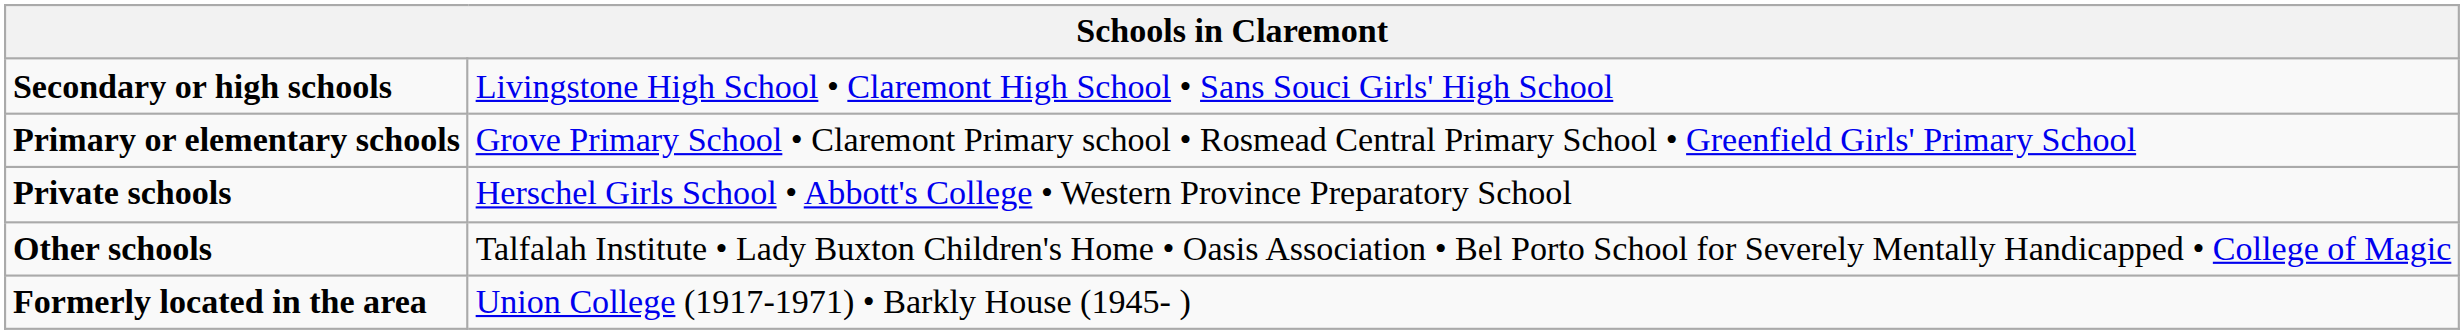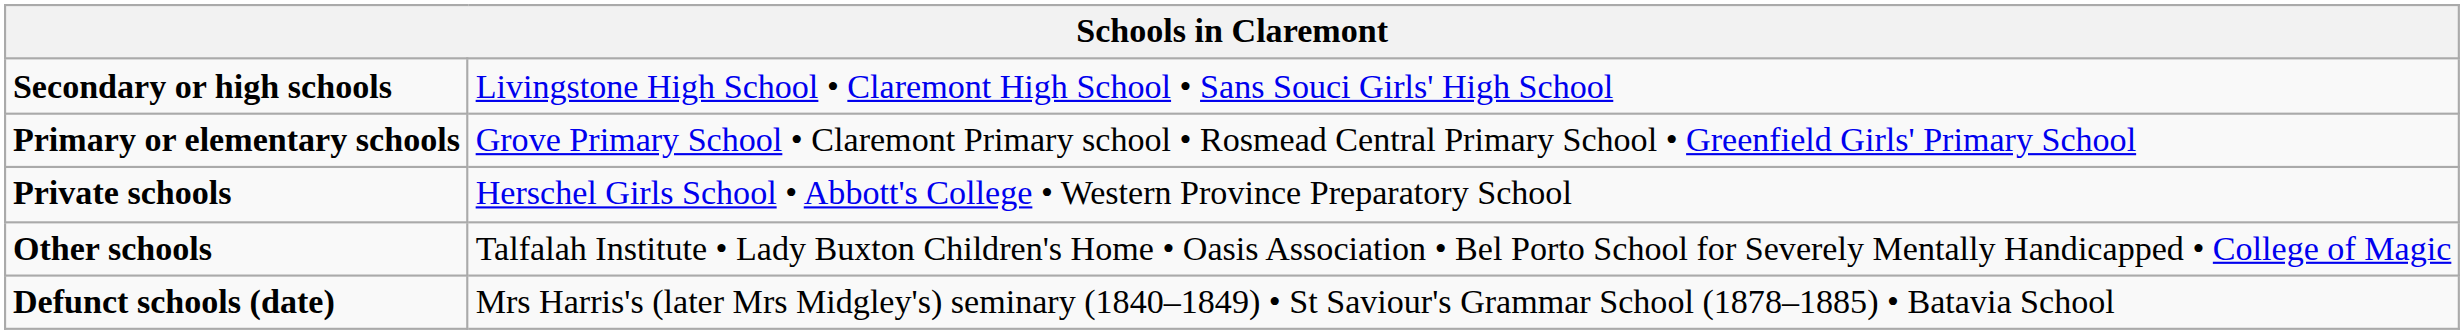+ row: (174, 301)
- row: (220, 301)
